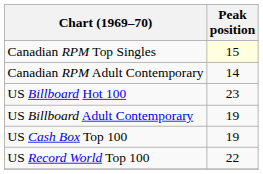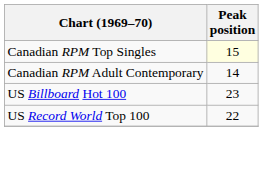- row: (100, 115)
- row: (67, 136)
